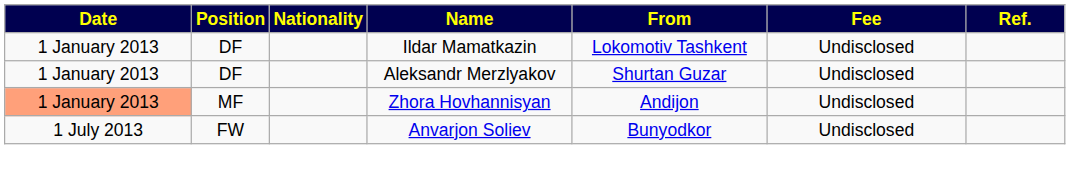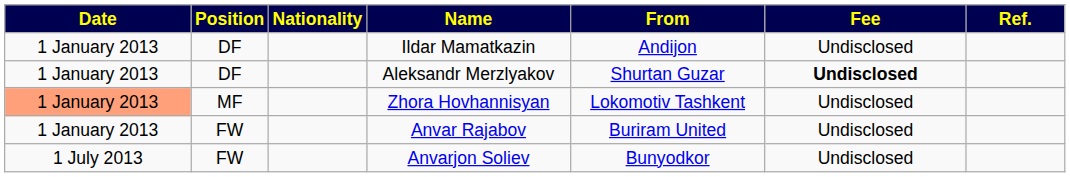(669, 47) Lokomotiv Tashkent -> (668, 47) Andijon
(866, 74) normal -> (865, 74) bold
(669, 102) Andijon -> (668, 102) Lokomotiv Tashkent
+ row: (468, 130)
